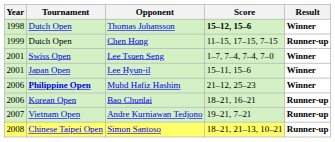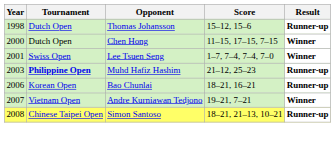(229, 26) bold -> (229, 26) normal
(301, 26) Winner -> (308, 26) Runner-up
(15, 41) 1999 -> (15, 41) 2000
(308, 41) Runner-up -> (301, 41) Winner
- row: (129, 71)
(15, 85) 2006 -> (15, 71) 2003
(301, 85) Winner -> (308, 71) Runner-up
(308, 115) Runner-up -> (301, 100) Winner
